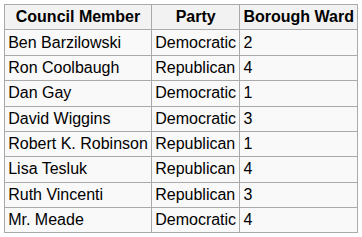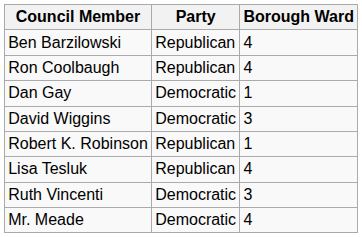(196, 42) Democratic -> (195, 42) Republican
(248, 42) 2 -> (248, 42) 4
(195, 194) Republican -> (196, 194) Democratic
